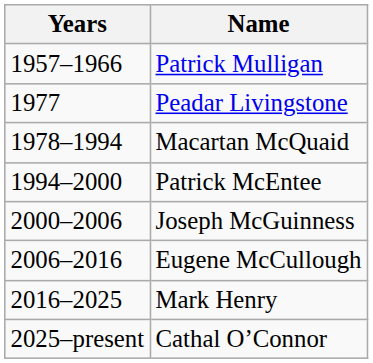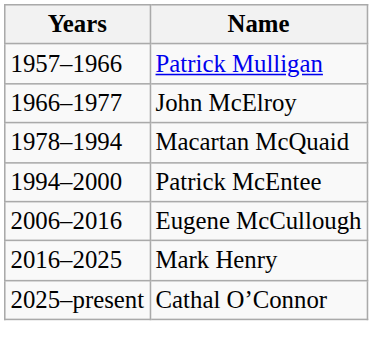+ row: (226, 102)
- row: (252, 102)
- row: (255, 220)
